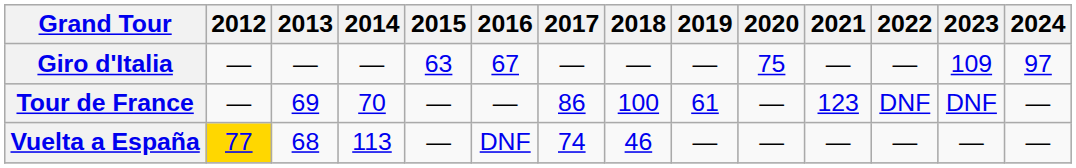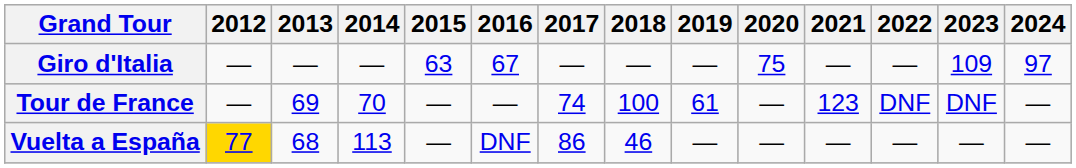(572, 102) 86 -> (572, 102) 74
(572, 142) 74 -> (572, 142) 86
